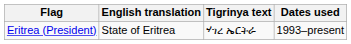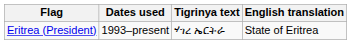columns swapped: (310, 13) <-> (151, 13)
